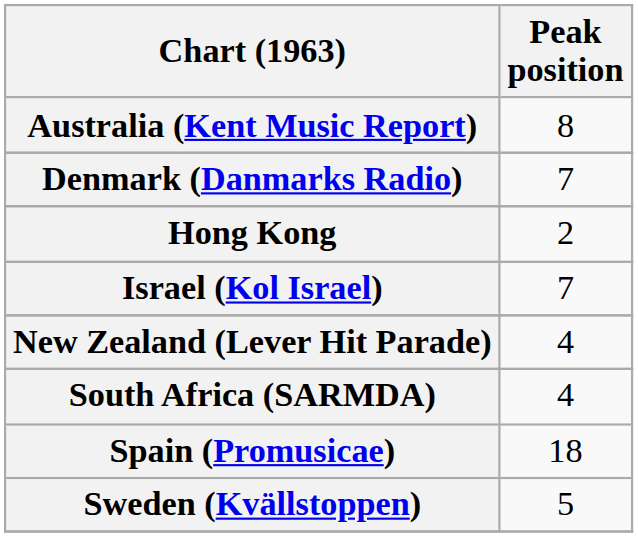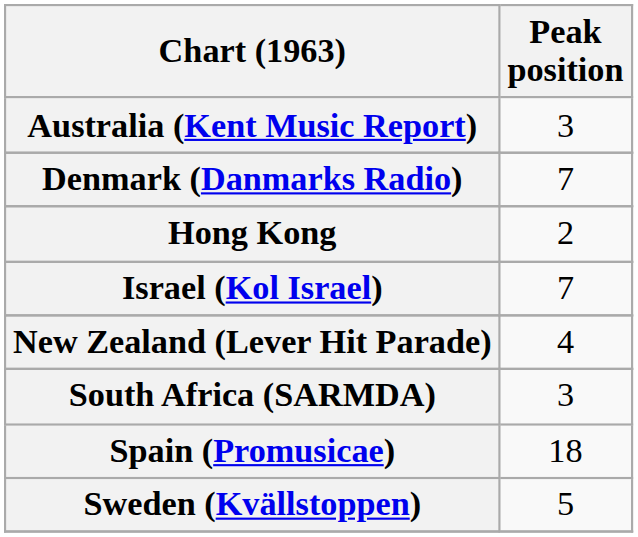(565, 124) 8 -> (565, 124) 3
(565, 395) 4 -> (565, 395) 3
